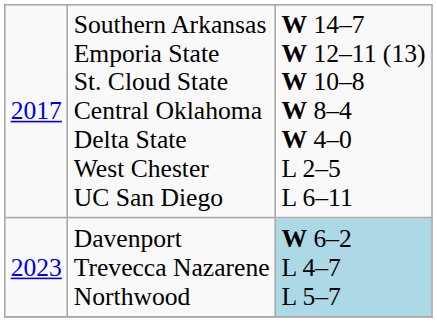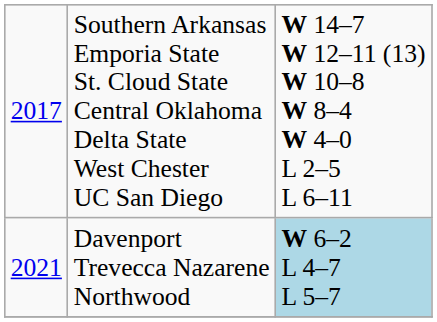(36, 266) 2023 -> (36, 266) 2021
